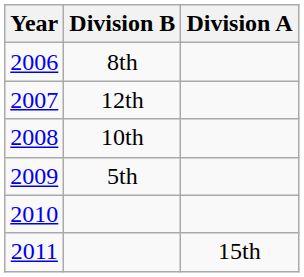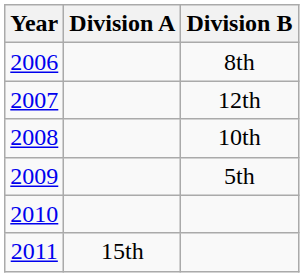columns swapped: (239, 23) <-> (122, 23)
